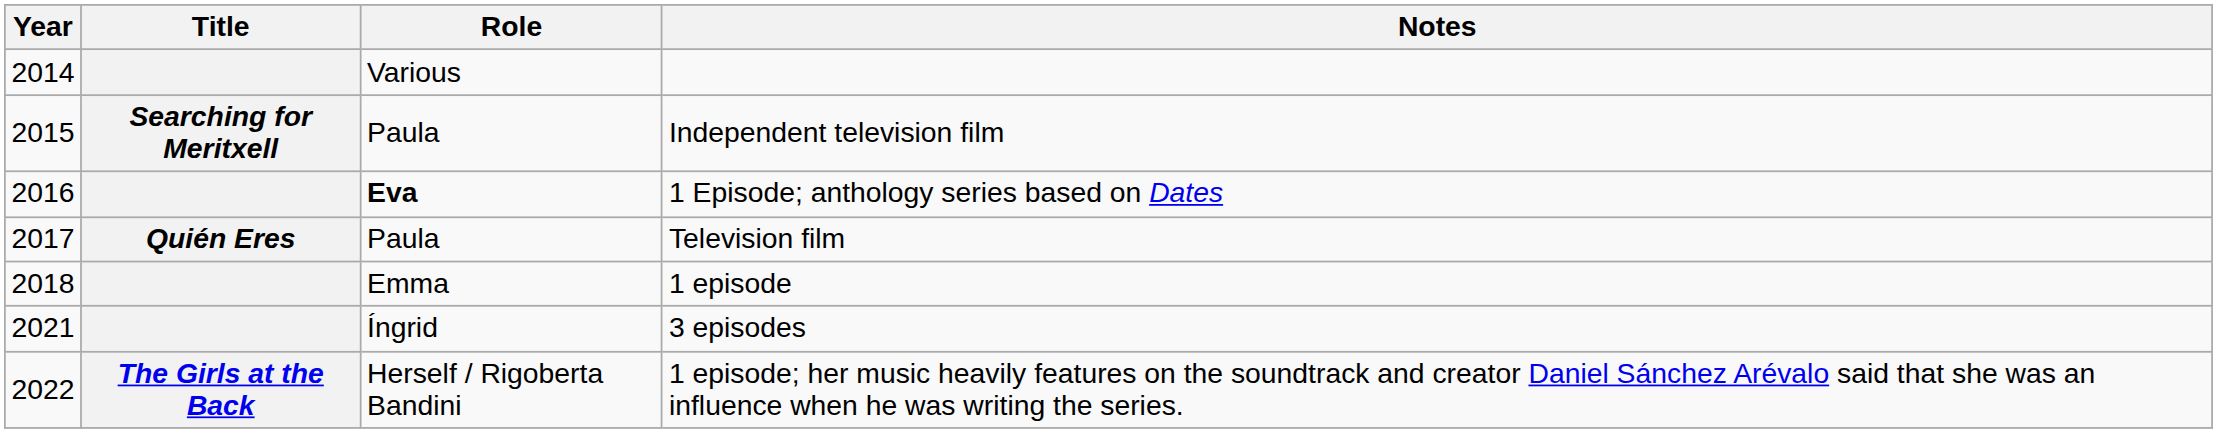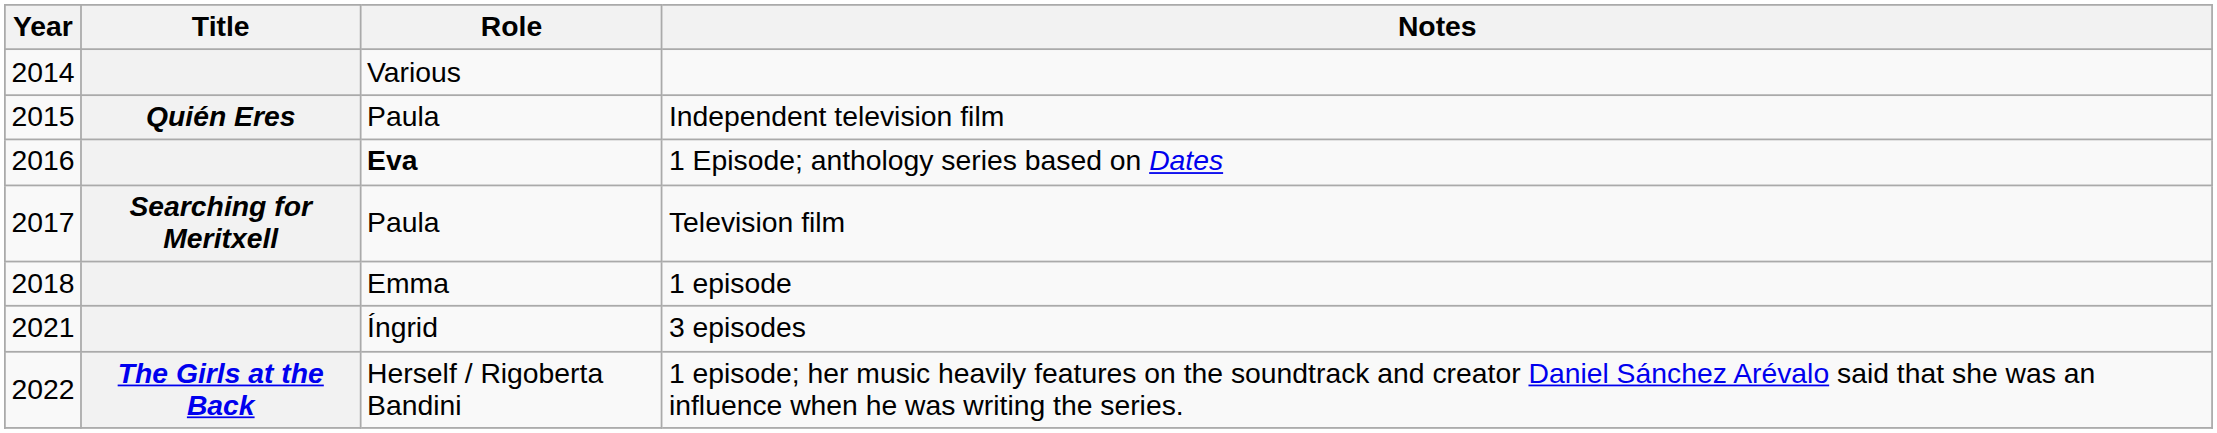(221, 132) Searching for Meritxell -> (221, 116) Quién Eres
(221, 238) Quién Eres -> (221, 222) Searching for Meritxell
